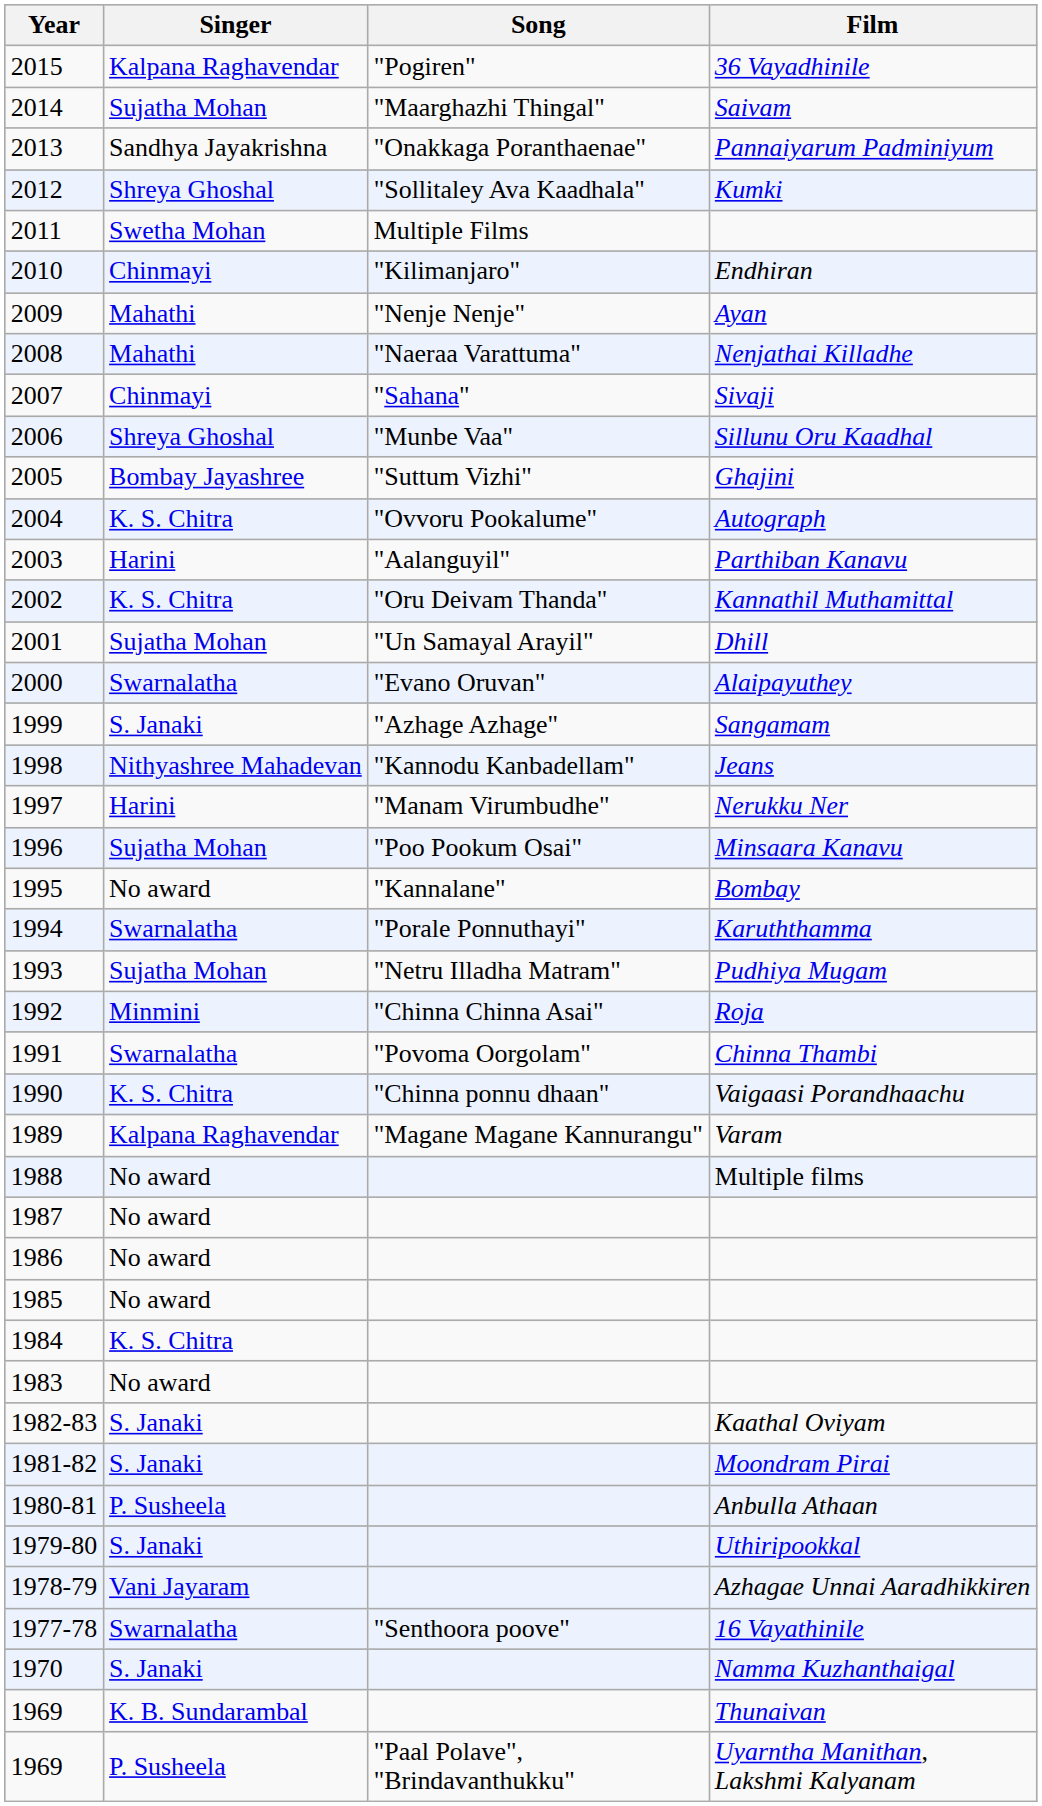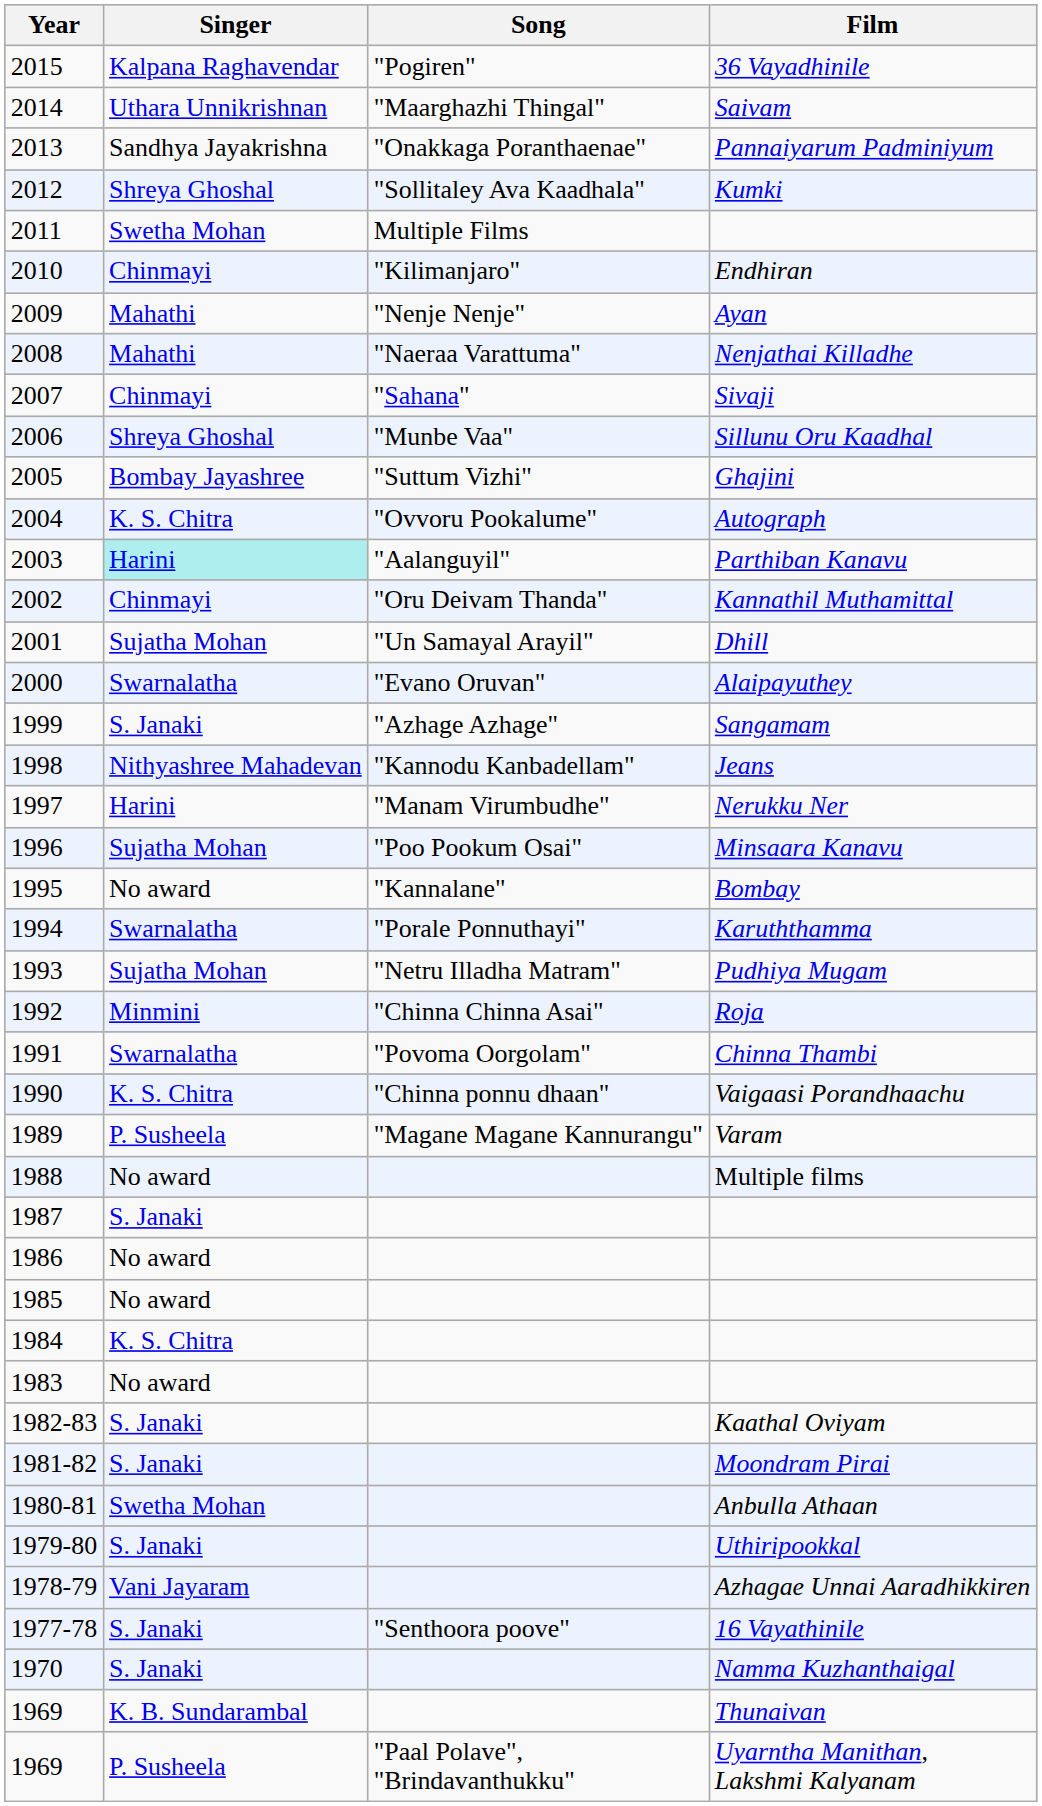(188, 107) Sujatha Mohan -> (218, 107) Uthara Unnikrishnan
(142, 559) no background -> (142, 559) paleturquoise background
(171, 600) K. S. Chitra -> (160, 600) Chinmayi
(224, 1134) Kalpana Raghavendar -> (167, 1134) P. Susheela
(160, 1217) No award -> (156, 1217) S. Janaki
(167, 1504) P. Susheela -> (187, 1504) Swetha Mohan
(173, 1628) Swarnalatha -> (156, 1628) S. Janaki
